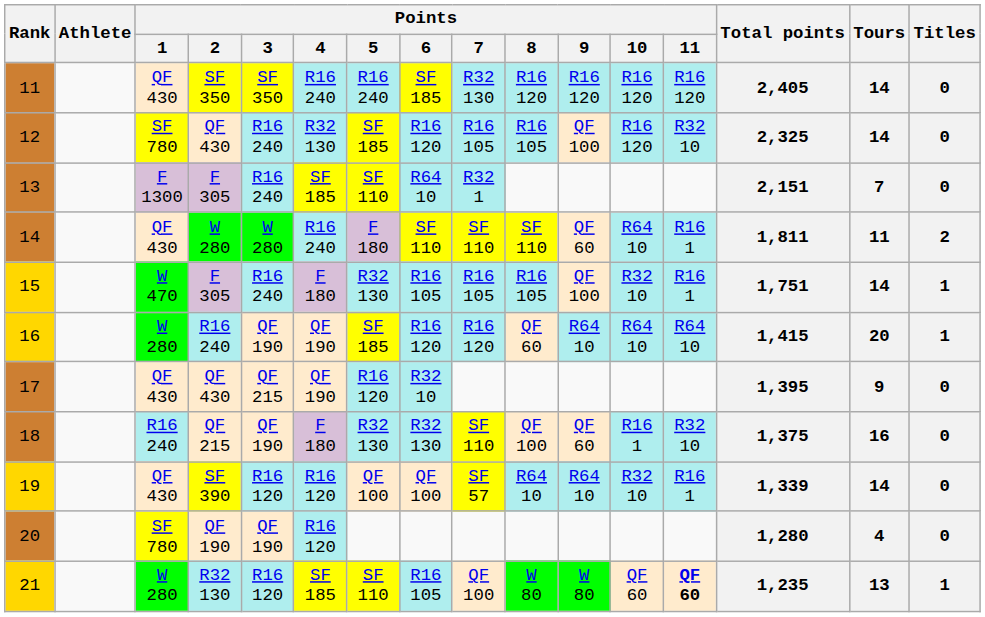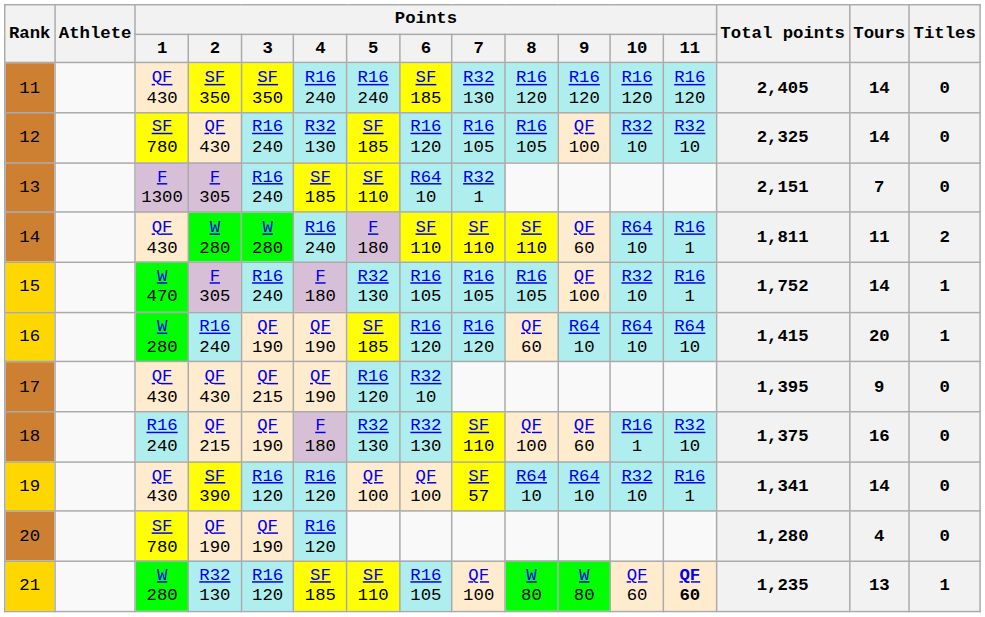(637, 137) R16 120 -> (637, 137) R32 10
(783, 287) 1,751 -> (783, 287) 1,752
(783, 486) 1,339 -> (783, 486) 1,341
